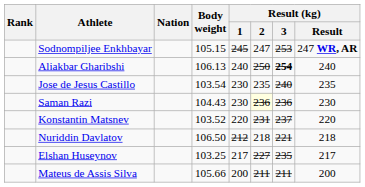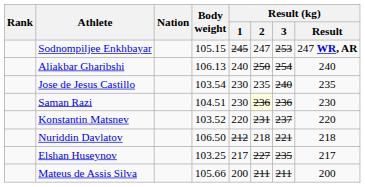(284, 66) bold -> (284, 66) normal
(210, 102) 104.43 -> (210, 102) 104.51
